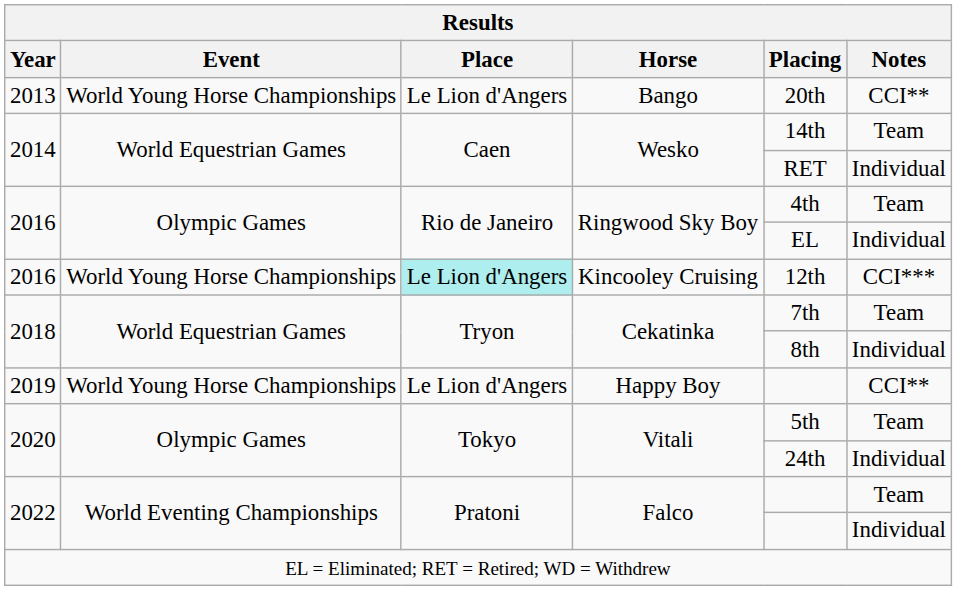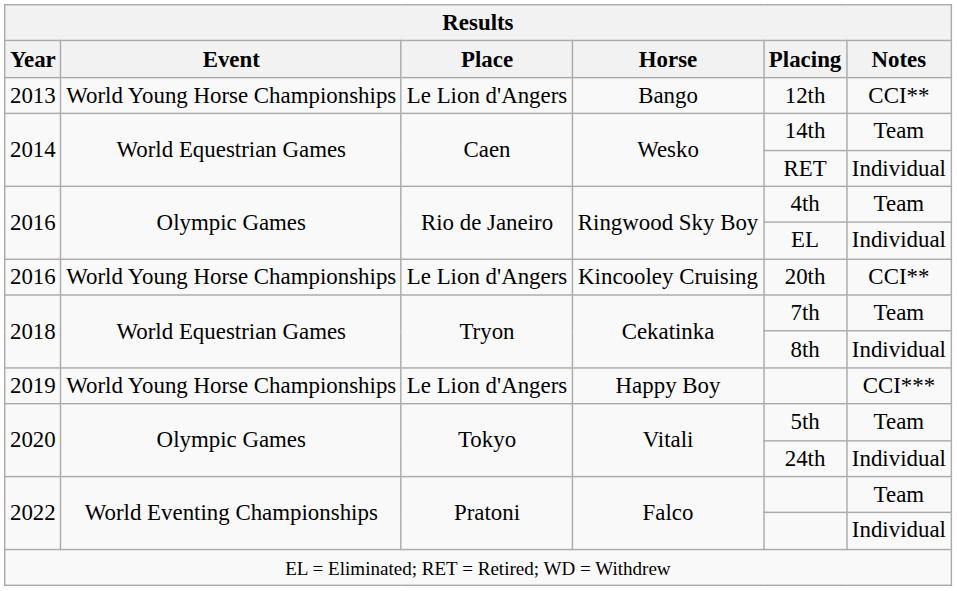(805, 95) 20th -> (805, 95) 12th
(487, 276) paleturquoise background -> (487, 276) no background
(805, 276) 12th -> (805, 276) 20th
(899, 276) CCI*** -> (899, 276) CCI**
(899, 385) CCI** -> (899, 385) CCI***
